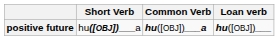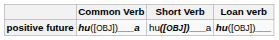columns swapped: (178, 12) <-> (109, 12)
